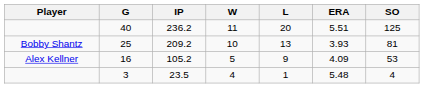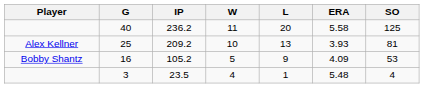(339, 28) 5.51 -> (339, 28) 5.58
(52, 43) Bobby Shantz -> (52, 43) Alex Kellner
(52, 59) Alex Kellner -> (52, 59) Bobby Shantz
